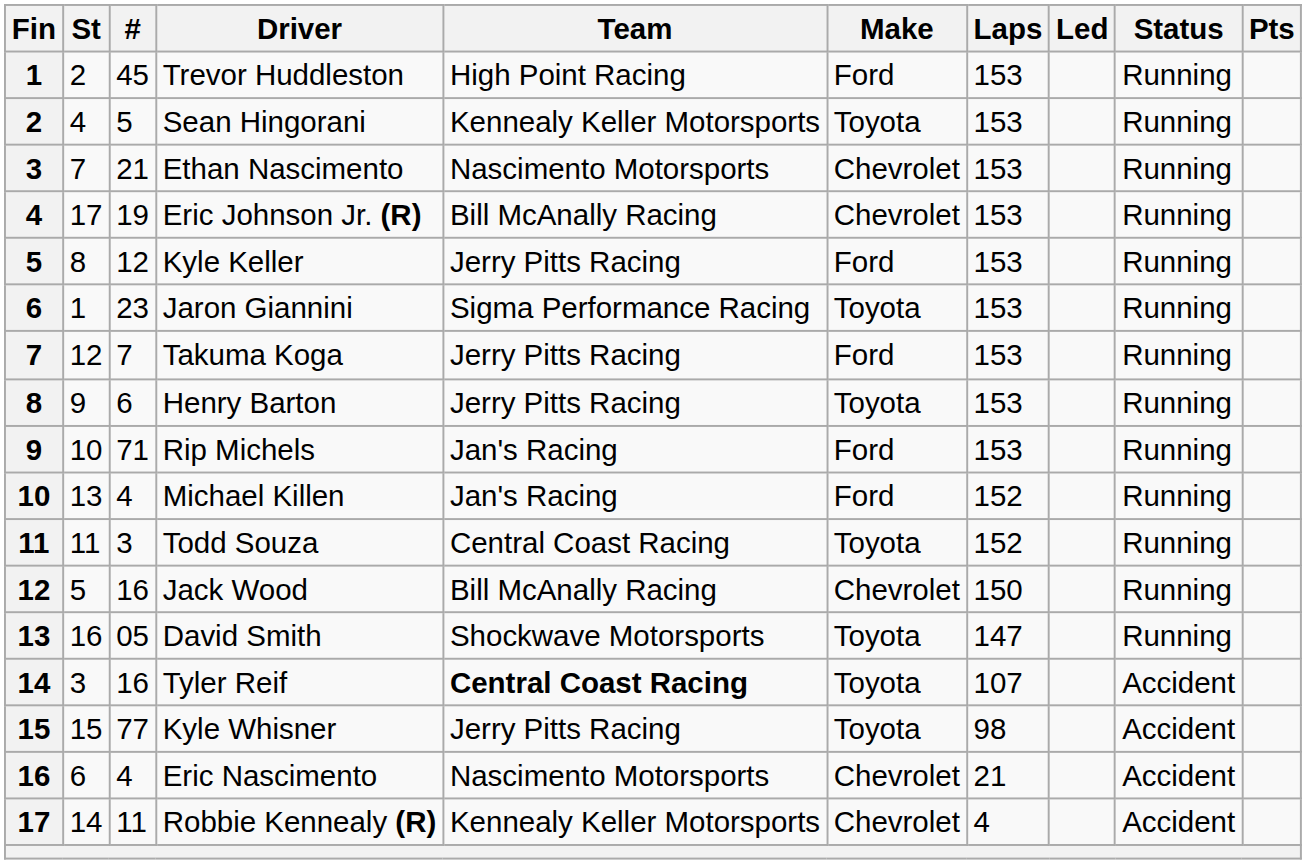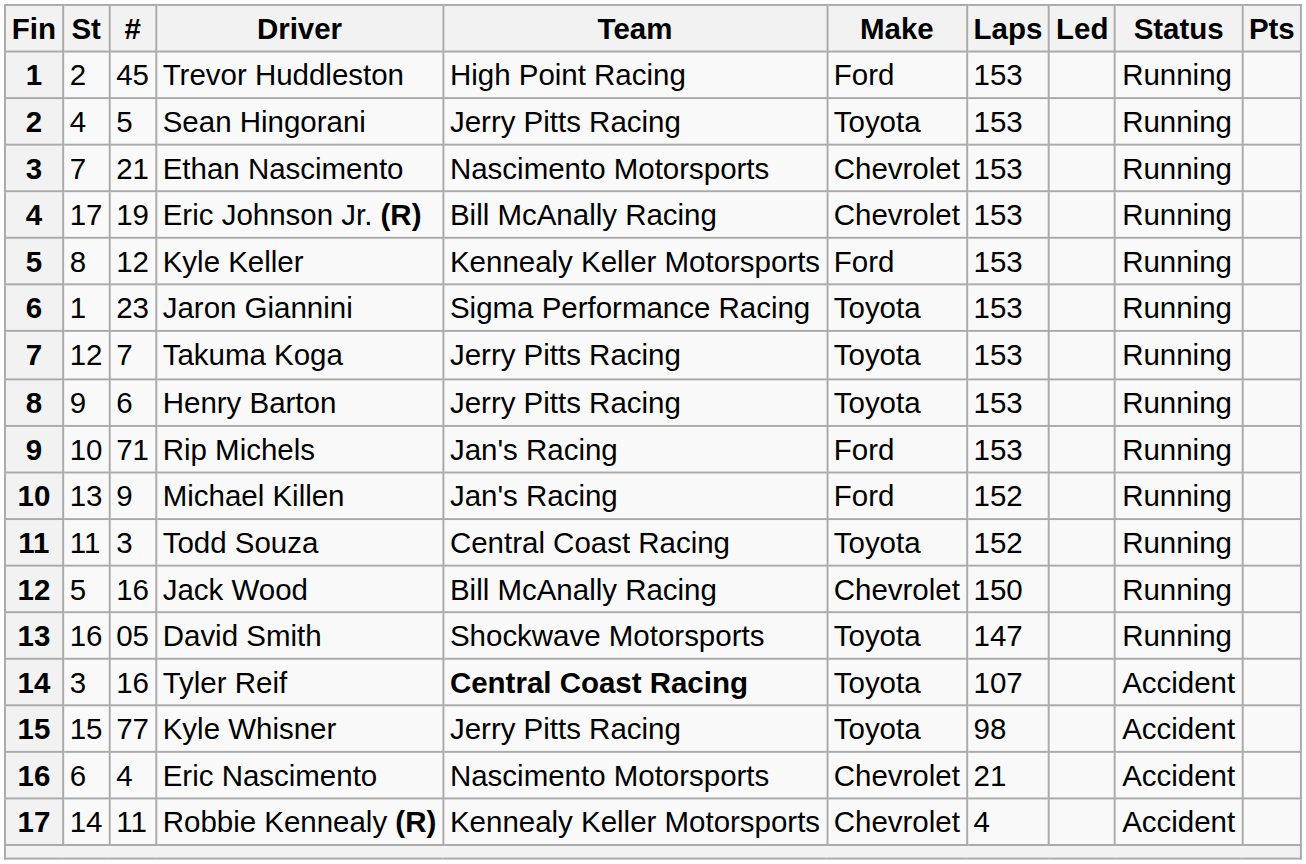(635, 122) Kennealy Keller Motorsports -> (565, 122) Jerry Pitts Racing
(565, 262) Jerry Pitts Racing -> (635, 262) Kennealy Keller Motorsports
(864, 355) Ford -> (877, 355) Toyota
(124, 495) 4 -> (124, 495) 9
